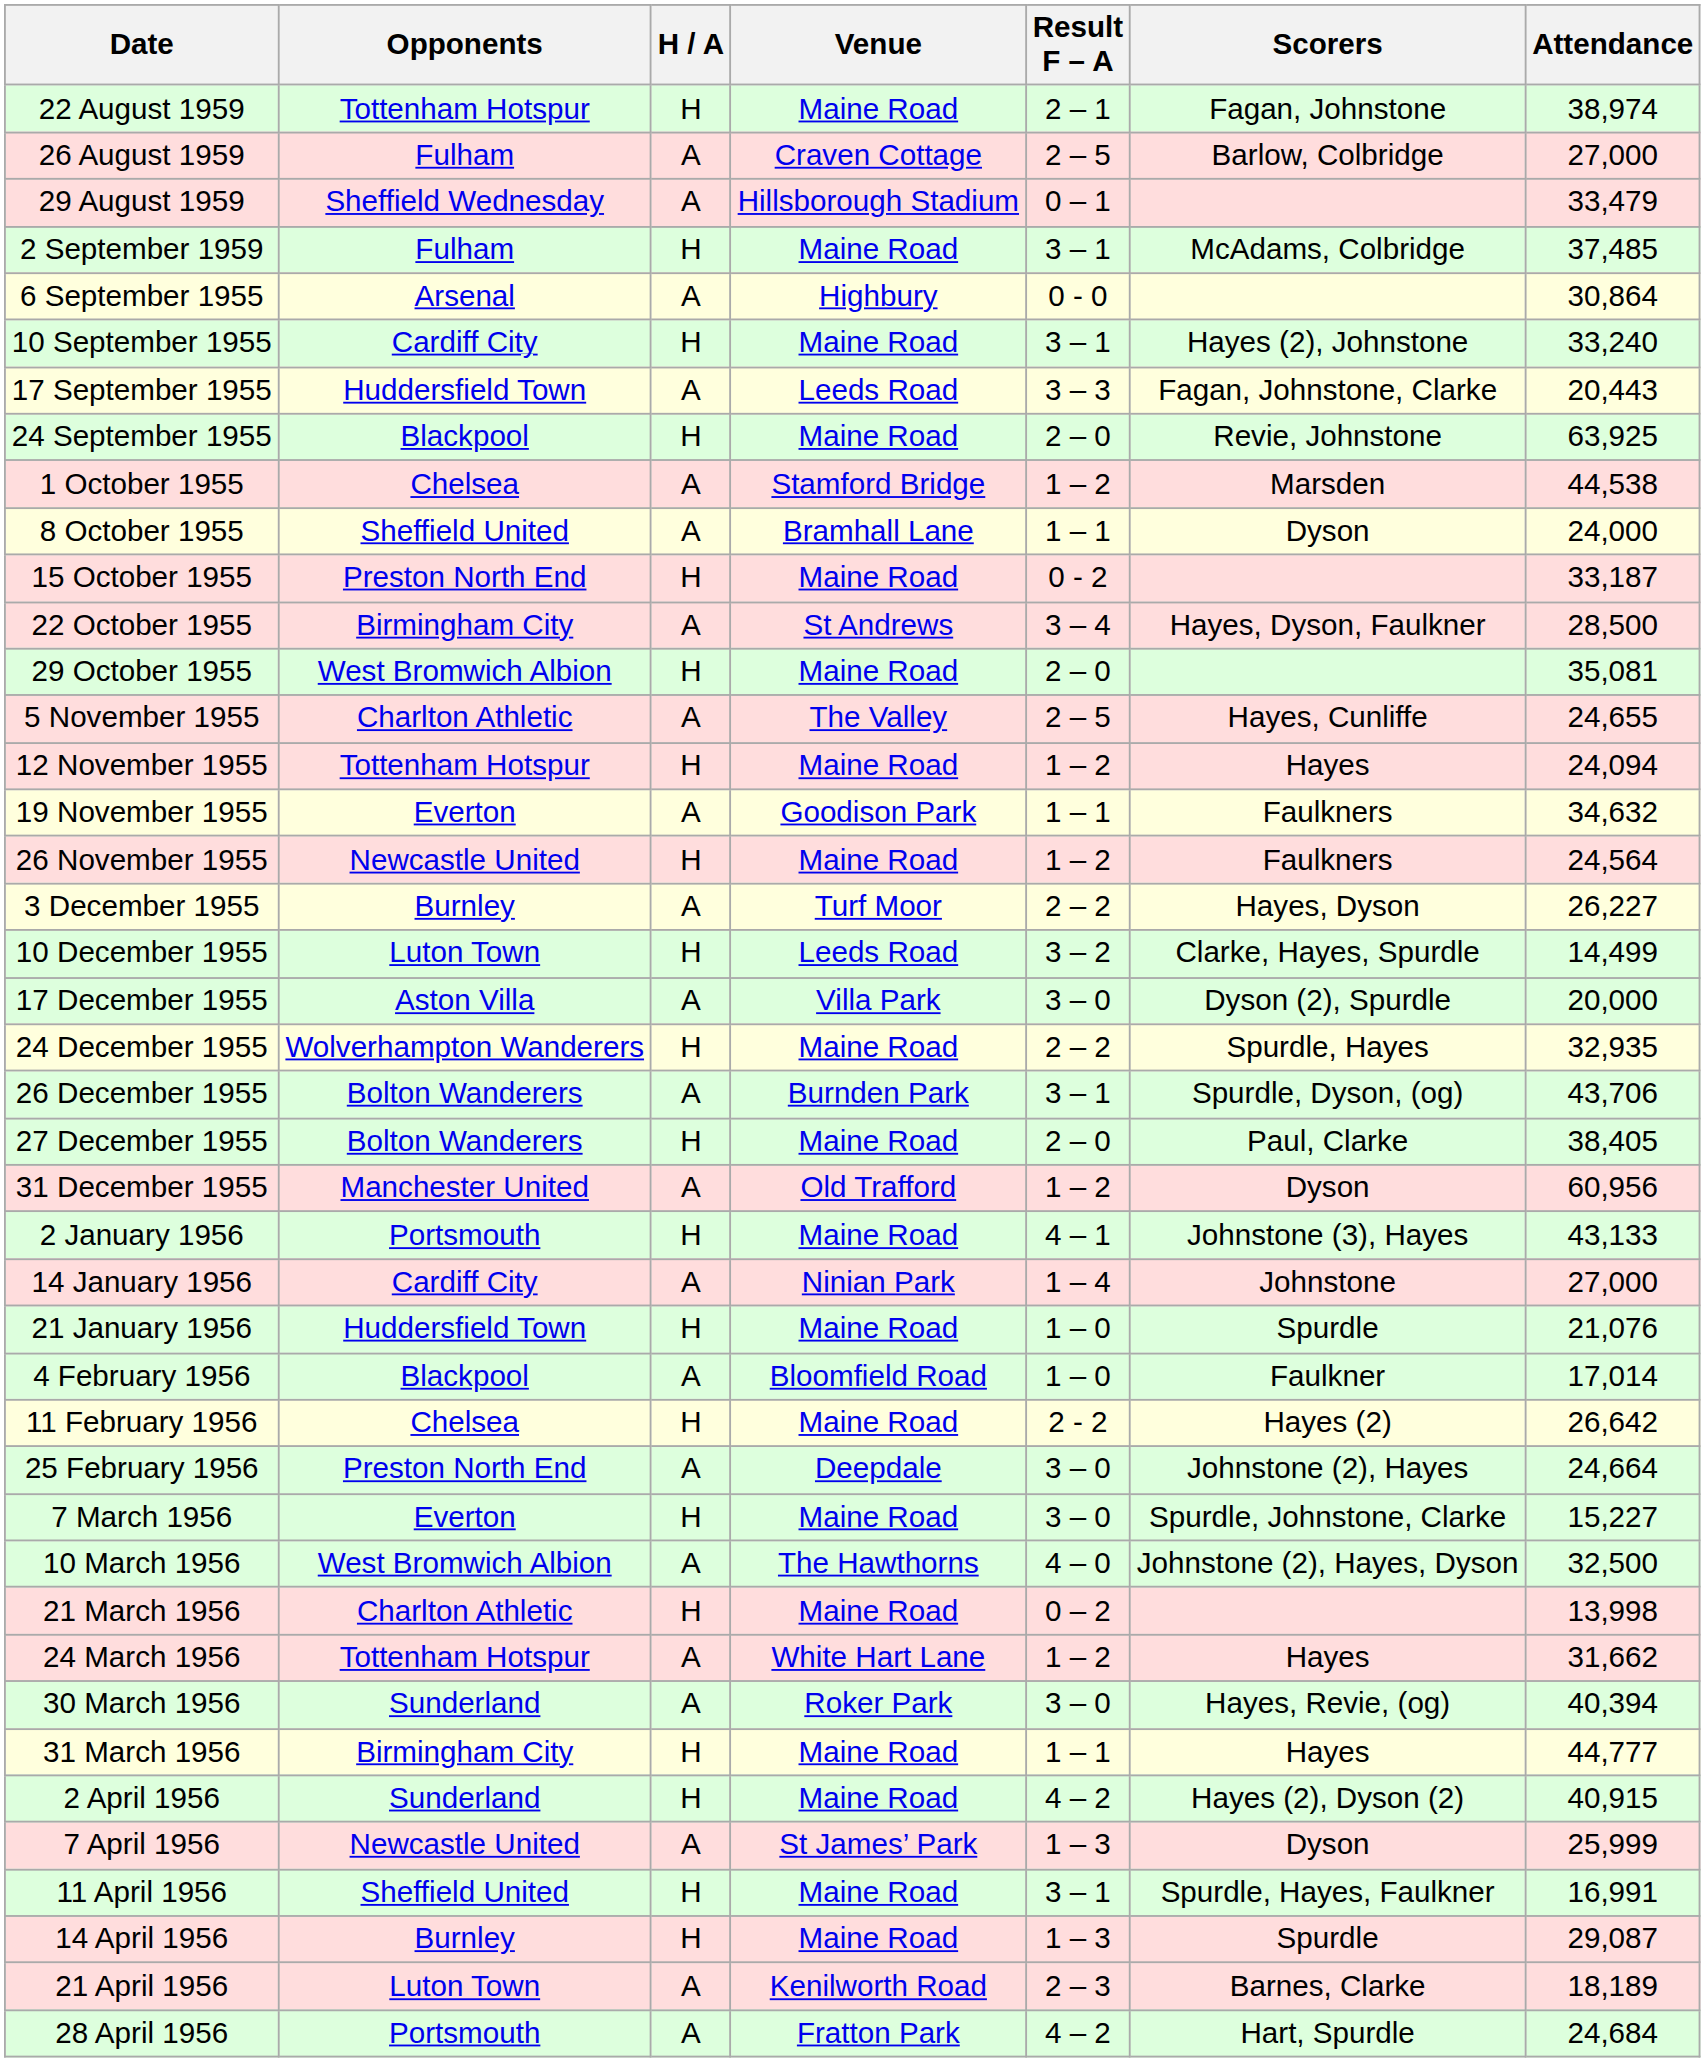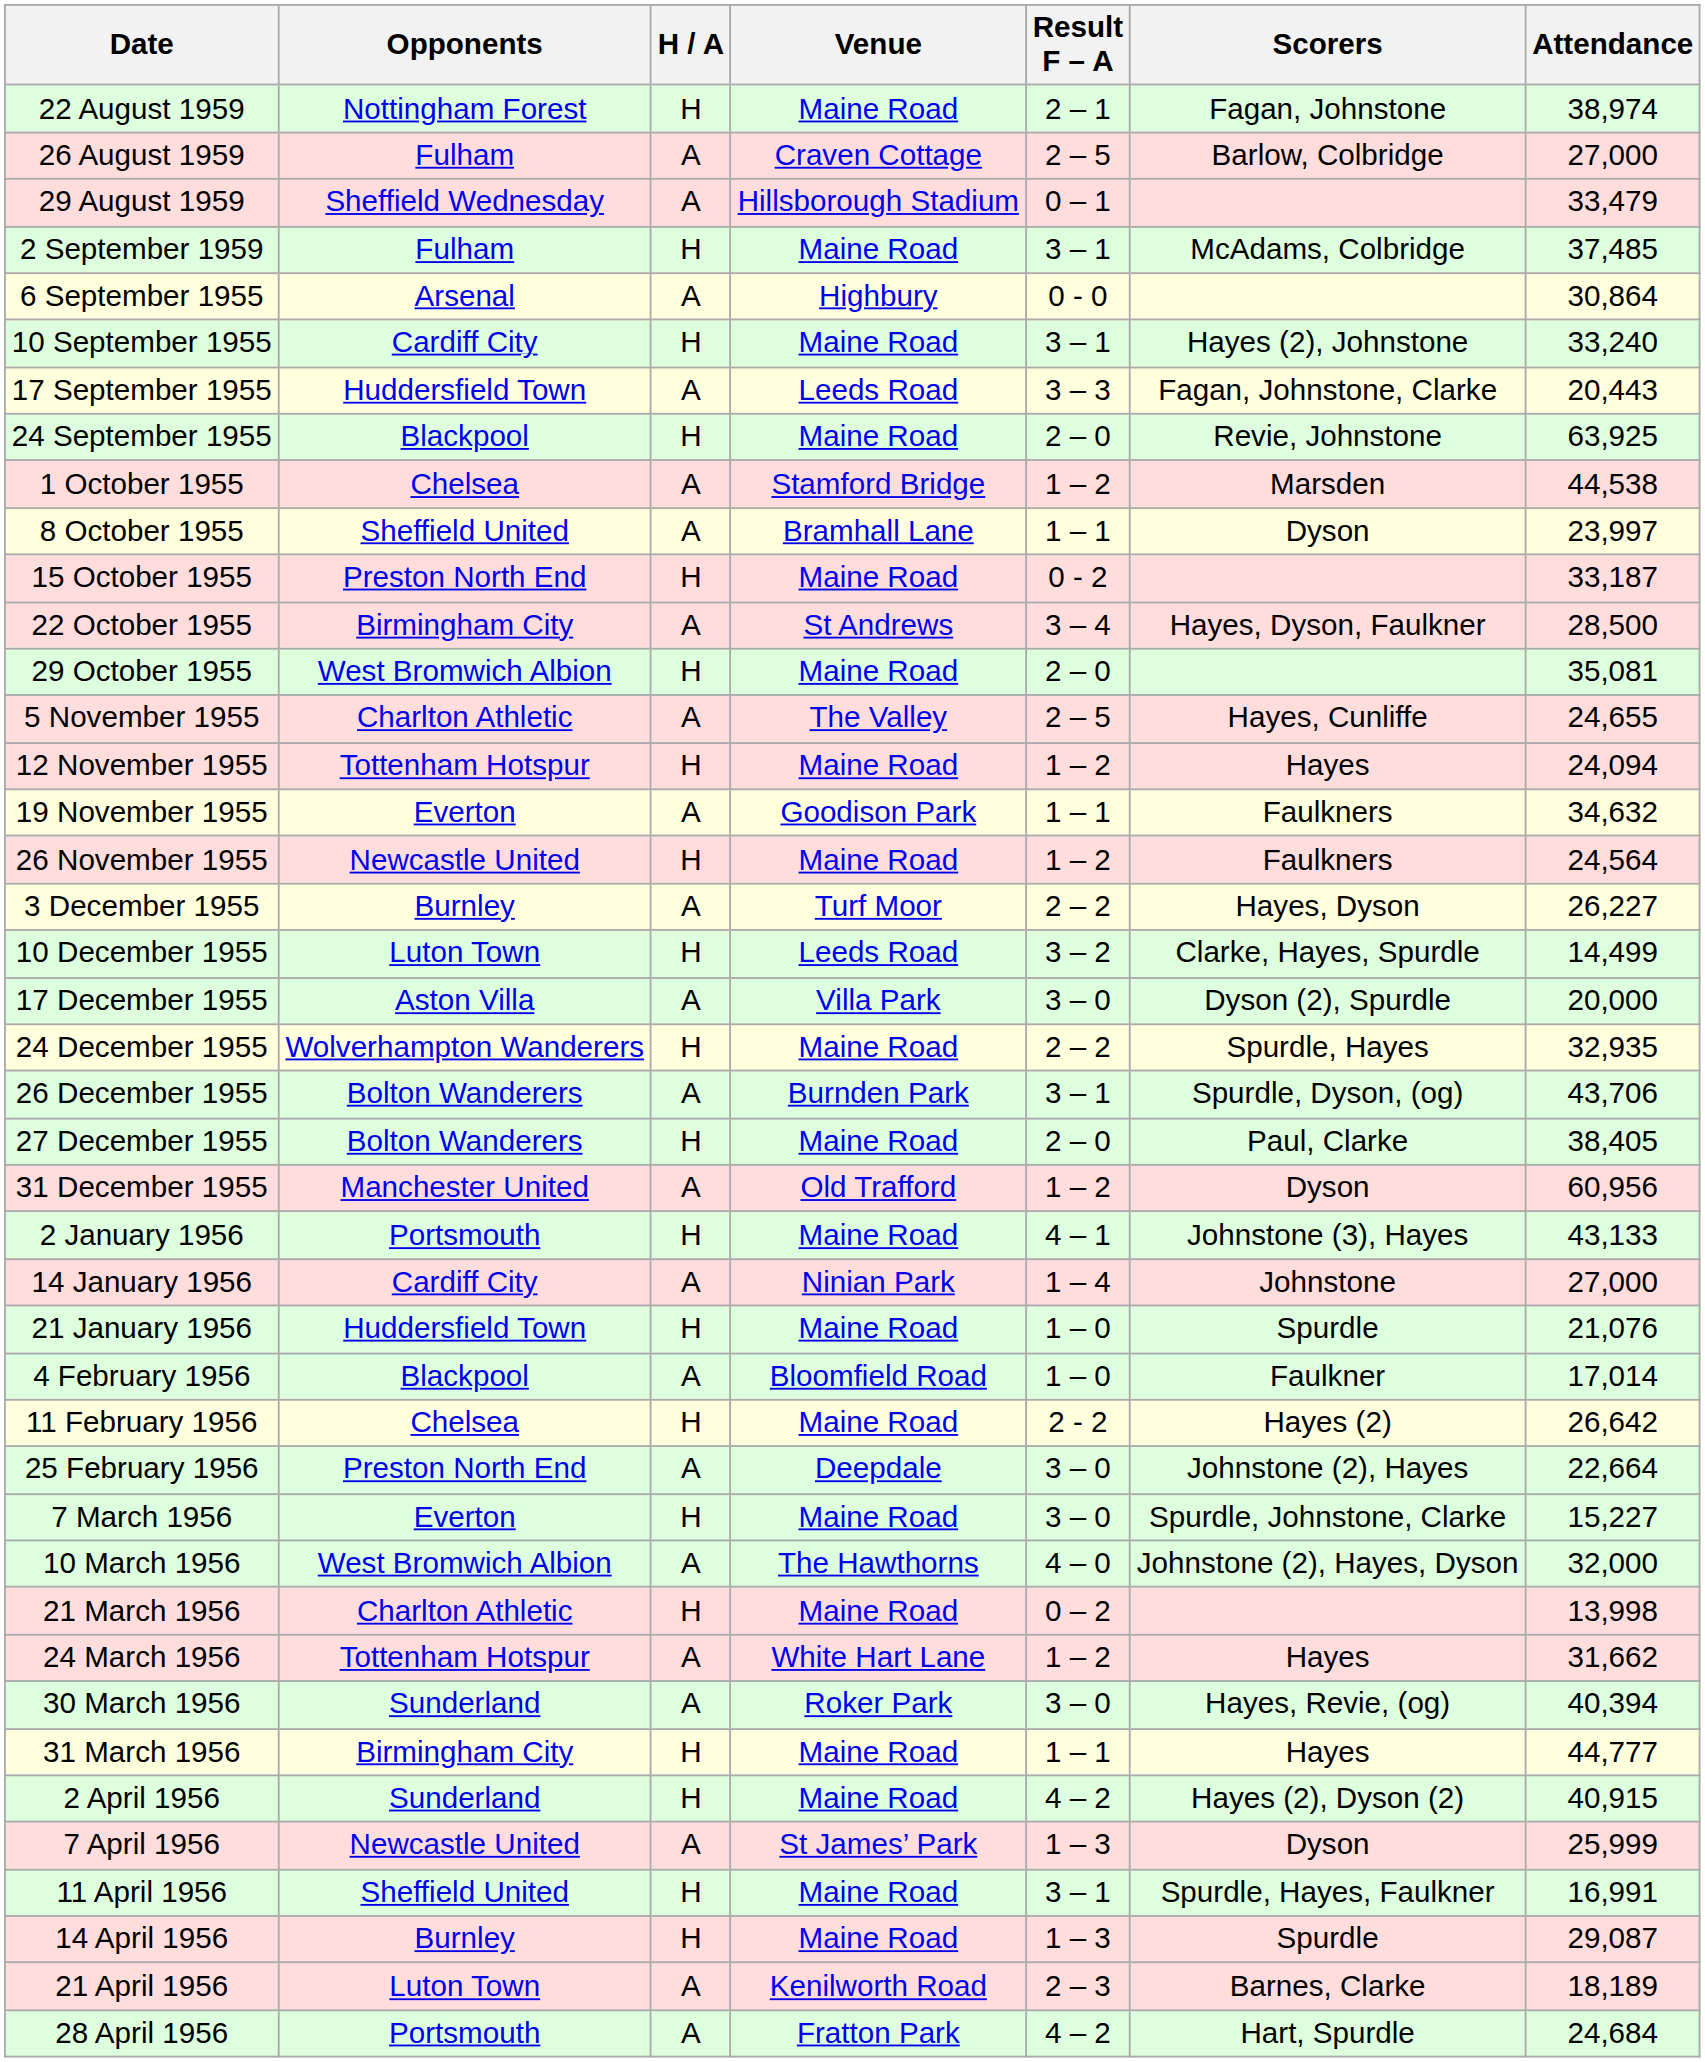(465, 108) Tottenham Hotspur -> (465, 108) Nottingham Forest
(1613, 530) 24,000 -> (1613, 530) 23,997
(1613, 1469) 24,664 -> (1613, 1469) 22,664
(1613, 1563) 32,500 -> (1613, 1563) 32,000
